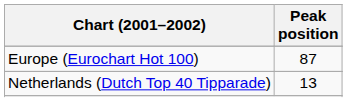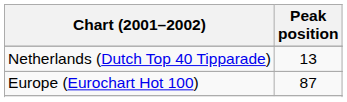rows swapped: (103, 58) <-> (139, 83)
